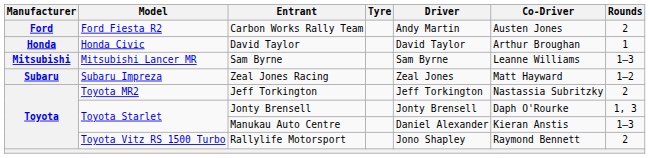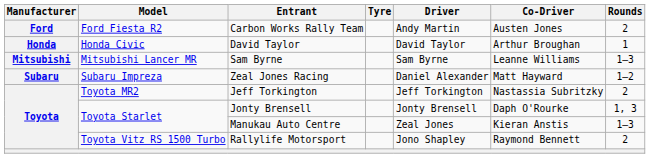(425, 77) Zeal Jones -> (442, 77) Daniel Alexander
(442, 125) Daniel Alexander -> (425, 125) Zeal Jones
